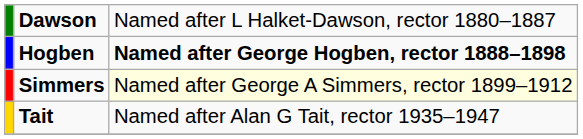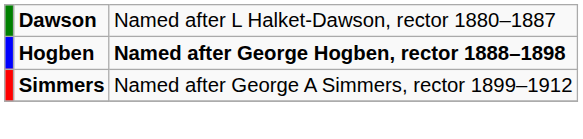(343, 85) lightyellow background -> (343, 85) no background
- row: (36, 117)
